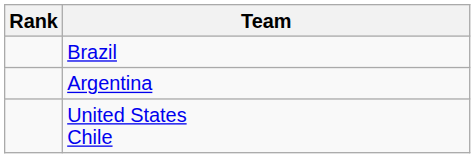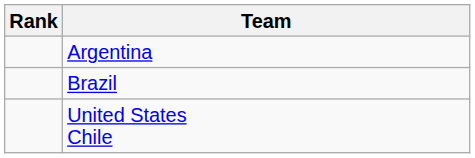rows swapped: (92, 52) <-> (110, 84)
